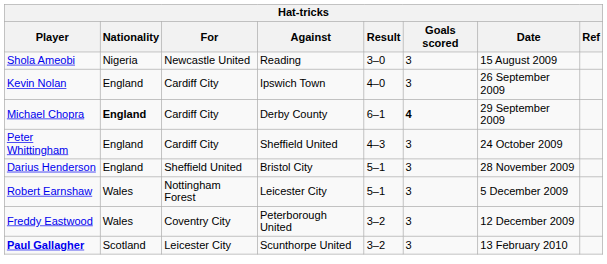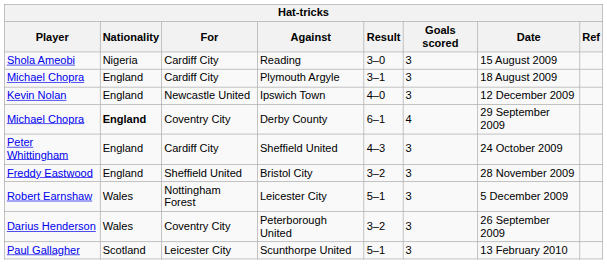(207, 60) Newcastle United -> (191, 60) Cardiff City
+ row: (300, 78)
(191, 84) Cardiff City -> (207, 95) Newcastle United
(515, 84) 26 September 2009 -> (527, 95) 12 December 2009
(191, 114) Cardiff City -> (197, 119) Coventry City
(409, 114) bold -> (409, 119) normal
(51, 167) Darius Henderson -> (50, 173) Freddy Eastwood
(376, 167) 5–1 -> (376, 173) 3–2
(50, 221) Freddy Eastwood -> (51, 226) Darius Henderson
(527, 221) 12 December 2009 -> (515, 226) 26 September 2009
(46, 245) bold -> (43, 250) normal
(376, 245) 3–2 -> (376, 250) 5–1
